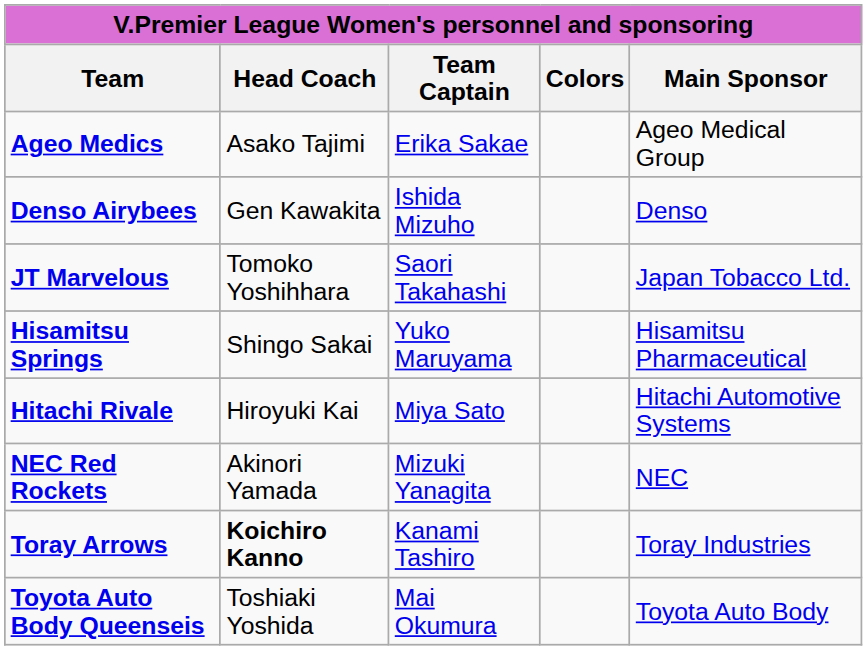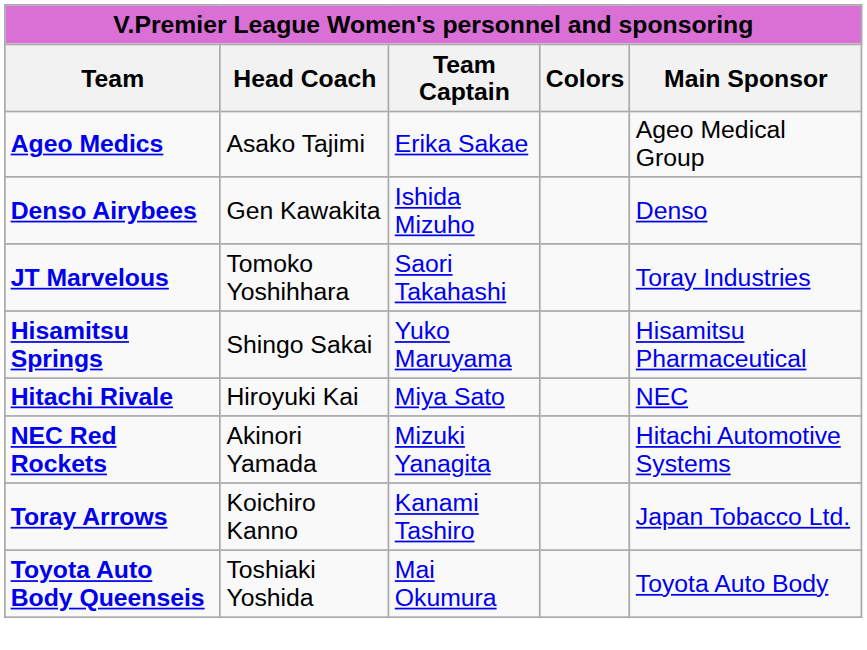(743, 278) Japan Tobacco Ltd. -> (723, 278) Toray Industries
(738, 411) Hitachi Automotive Systems -> (662, 397) NEC
(662, 478) NEC -> (738, 450) Hitachi Automotive Systems
(277, 544) bold -> (271, 517) normal
(723, 544) Toray Industries -> (743, 517) Japan Tobacco Ltd.
